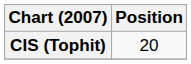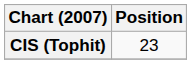(149, 45) 20 -> (149, 45) 23
